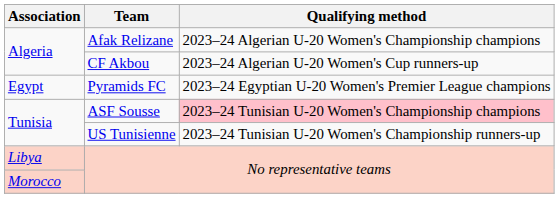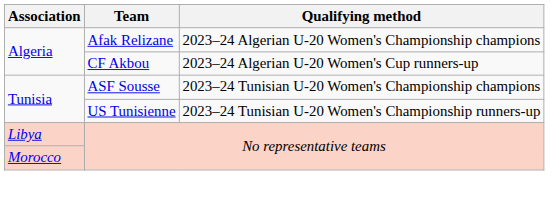- row: (26, 87)
(361, 110) pink background -> (361, 87) no background
